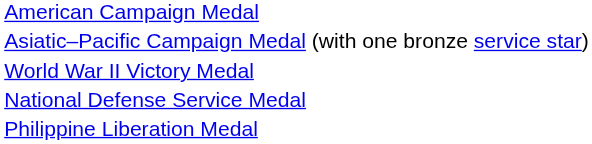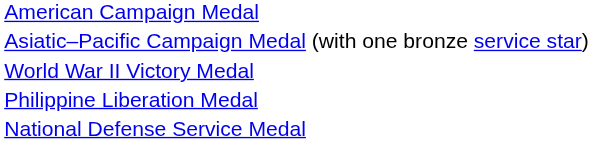rows swapped: (155, 99) <-> (131, 128)
